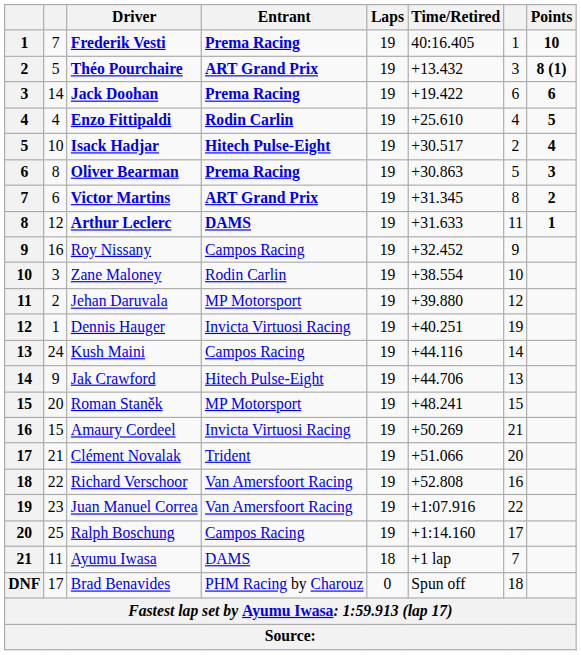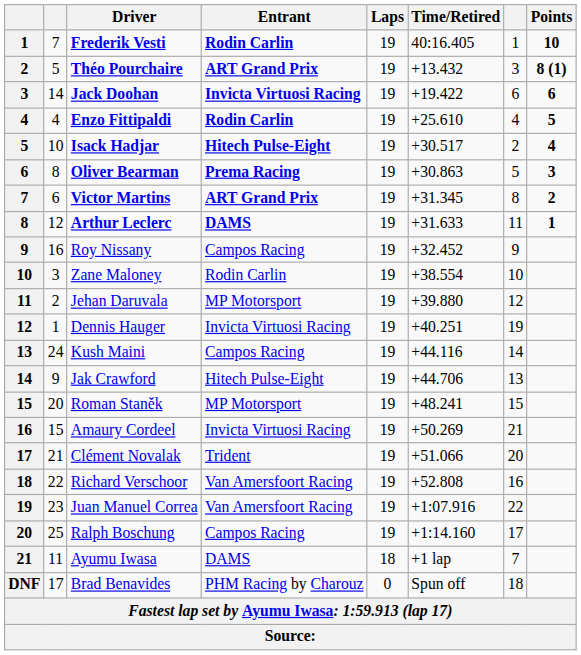(252, 42) Prema Racing -> (249, 42) Rodin Carlin
(252, 94) Prema Racing -> (283, 94) Invicta Virtuosi Racing
